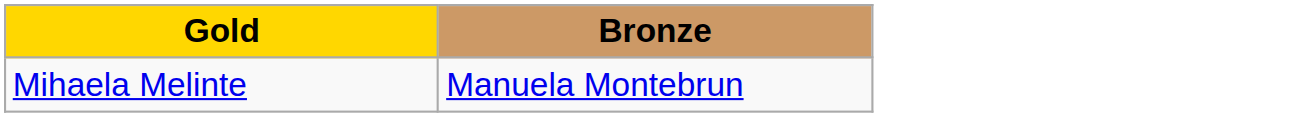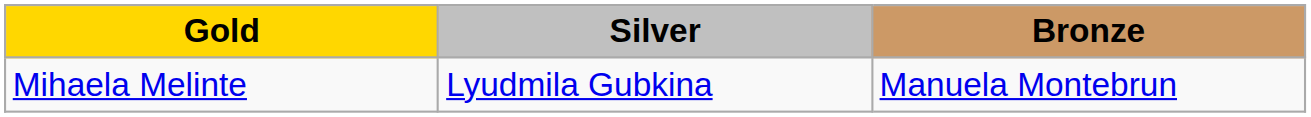+ column: (655, 31)
